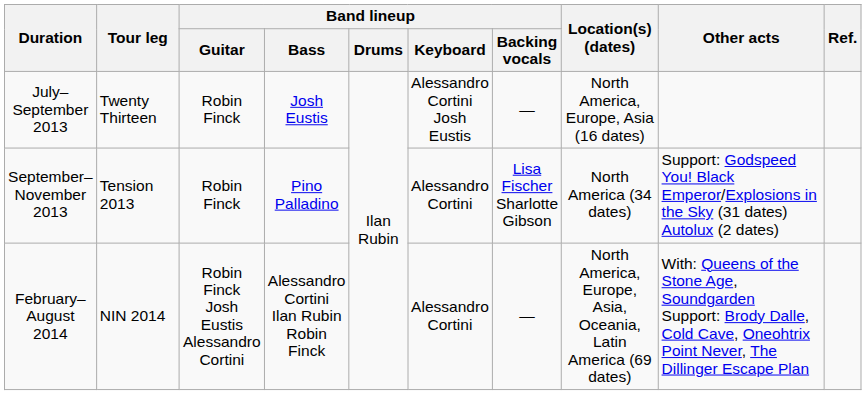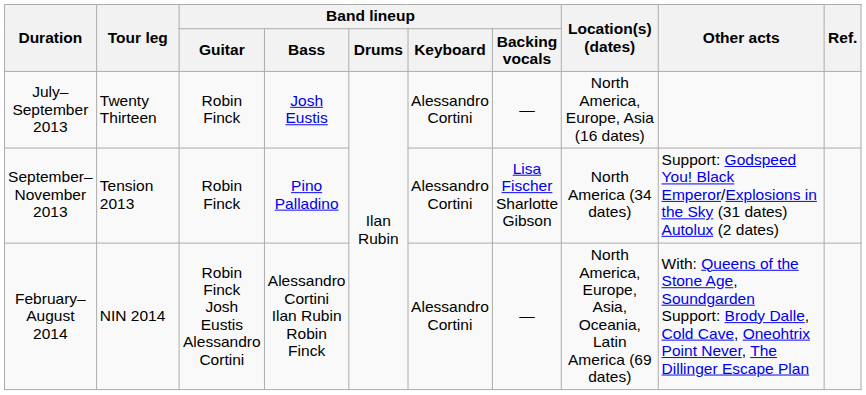(450, 109) Alessandro Cortini Josh Eustis -> (450, 109) Alessandro Cortini
